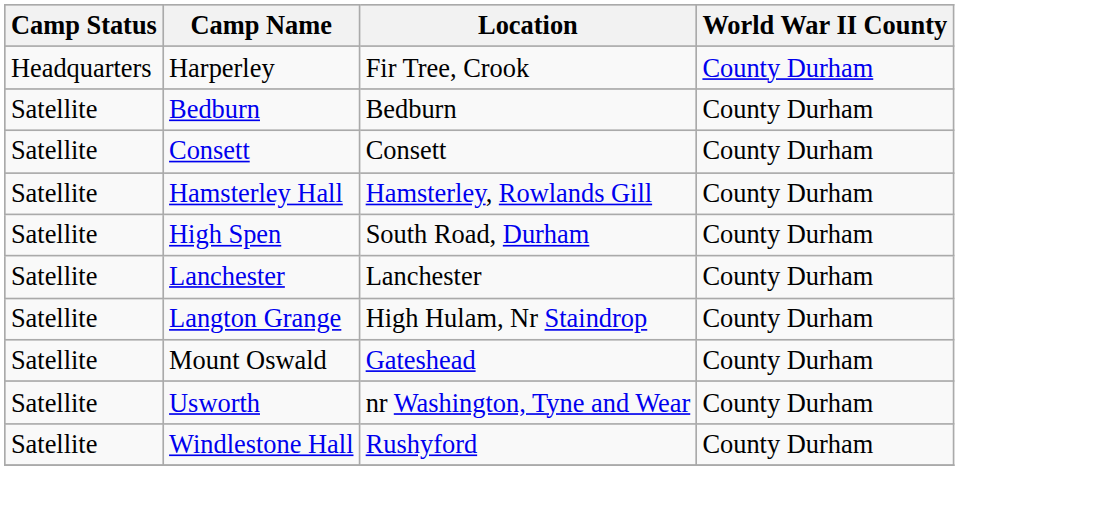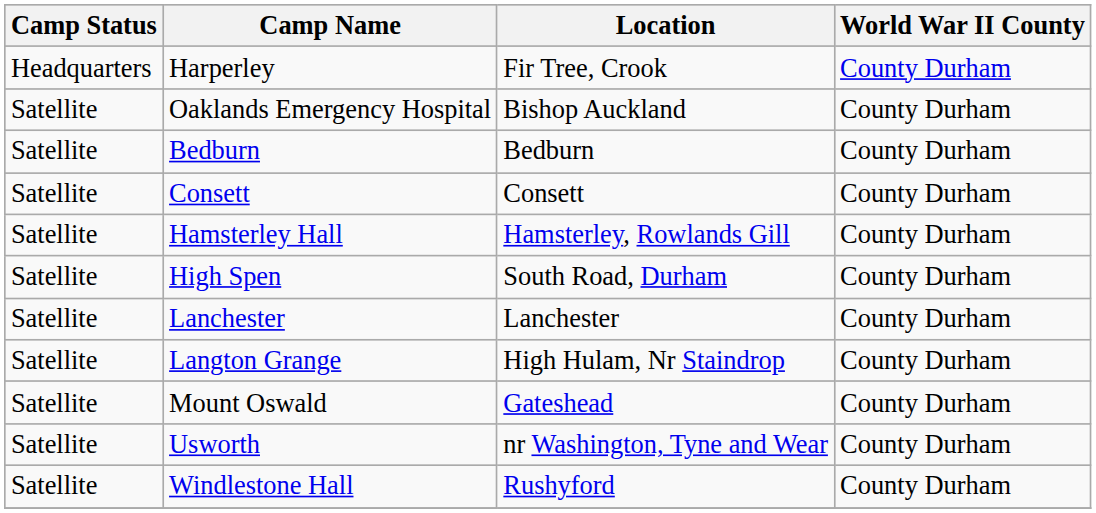+ row: (330, 109)
